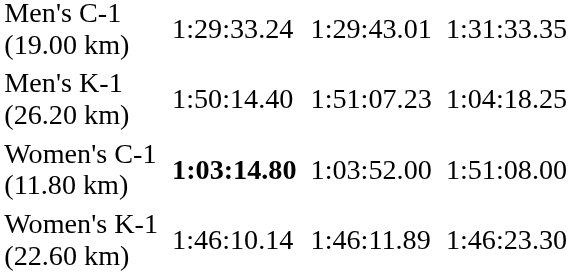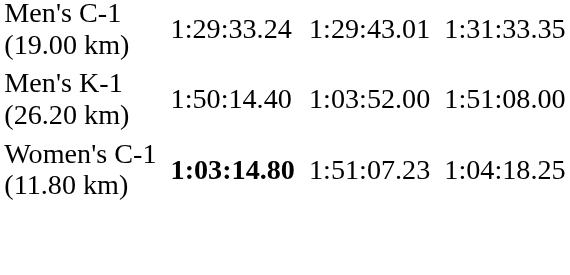(371, 98) 1:51:07.23 -> (370, 98) 1:03:52.00
(506, 98) 1:04:18.25 -> (505, 98) 1:51:08.00
(371, 169) 1:03:52.00 -> (370, 169) 1:51:07.23
(506, 169) 1:51:08.00 -> (505, 169) 1:04:18.25
- row: (81, 239)
